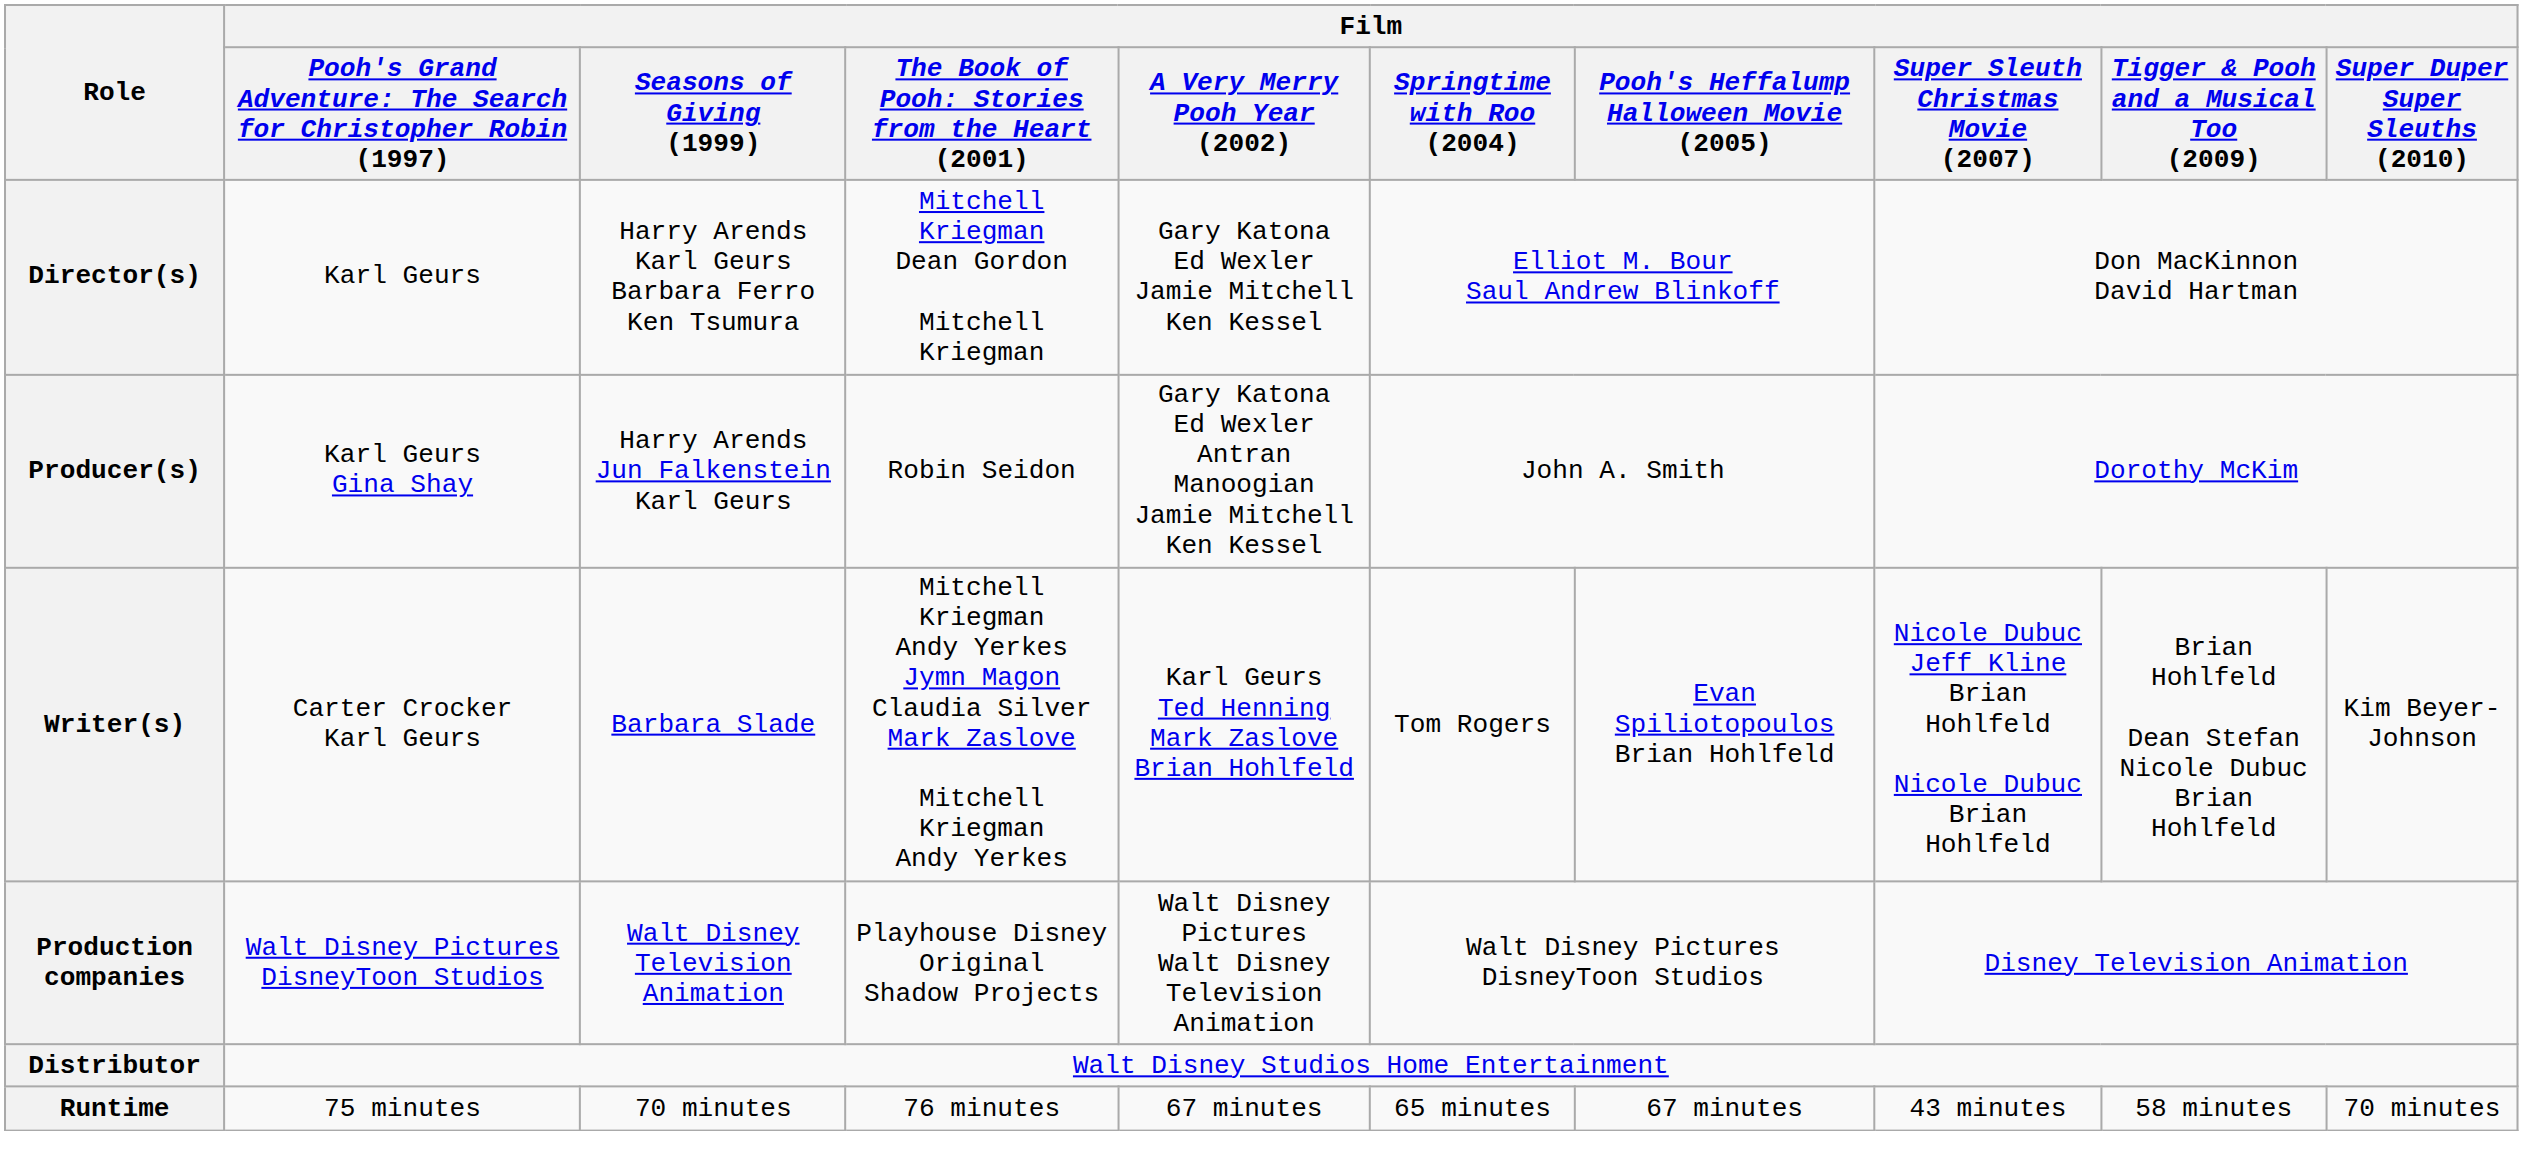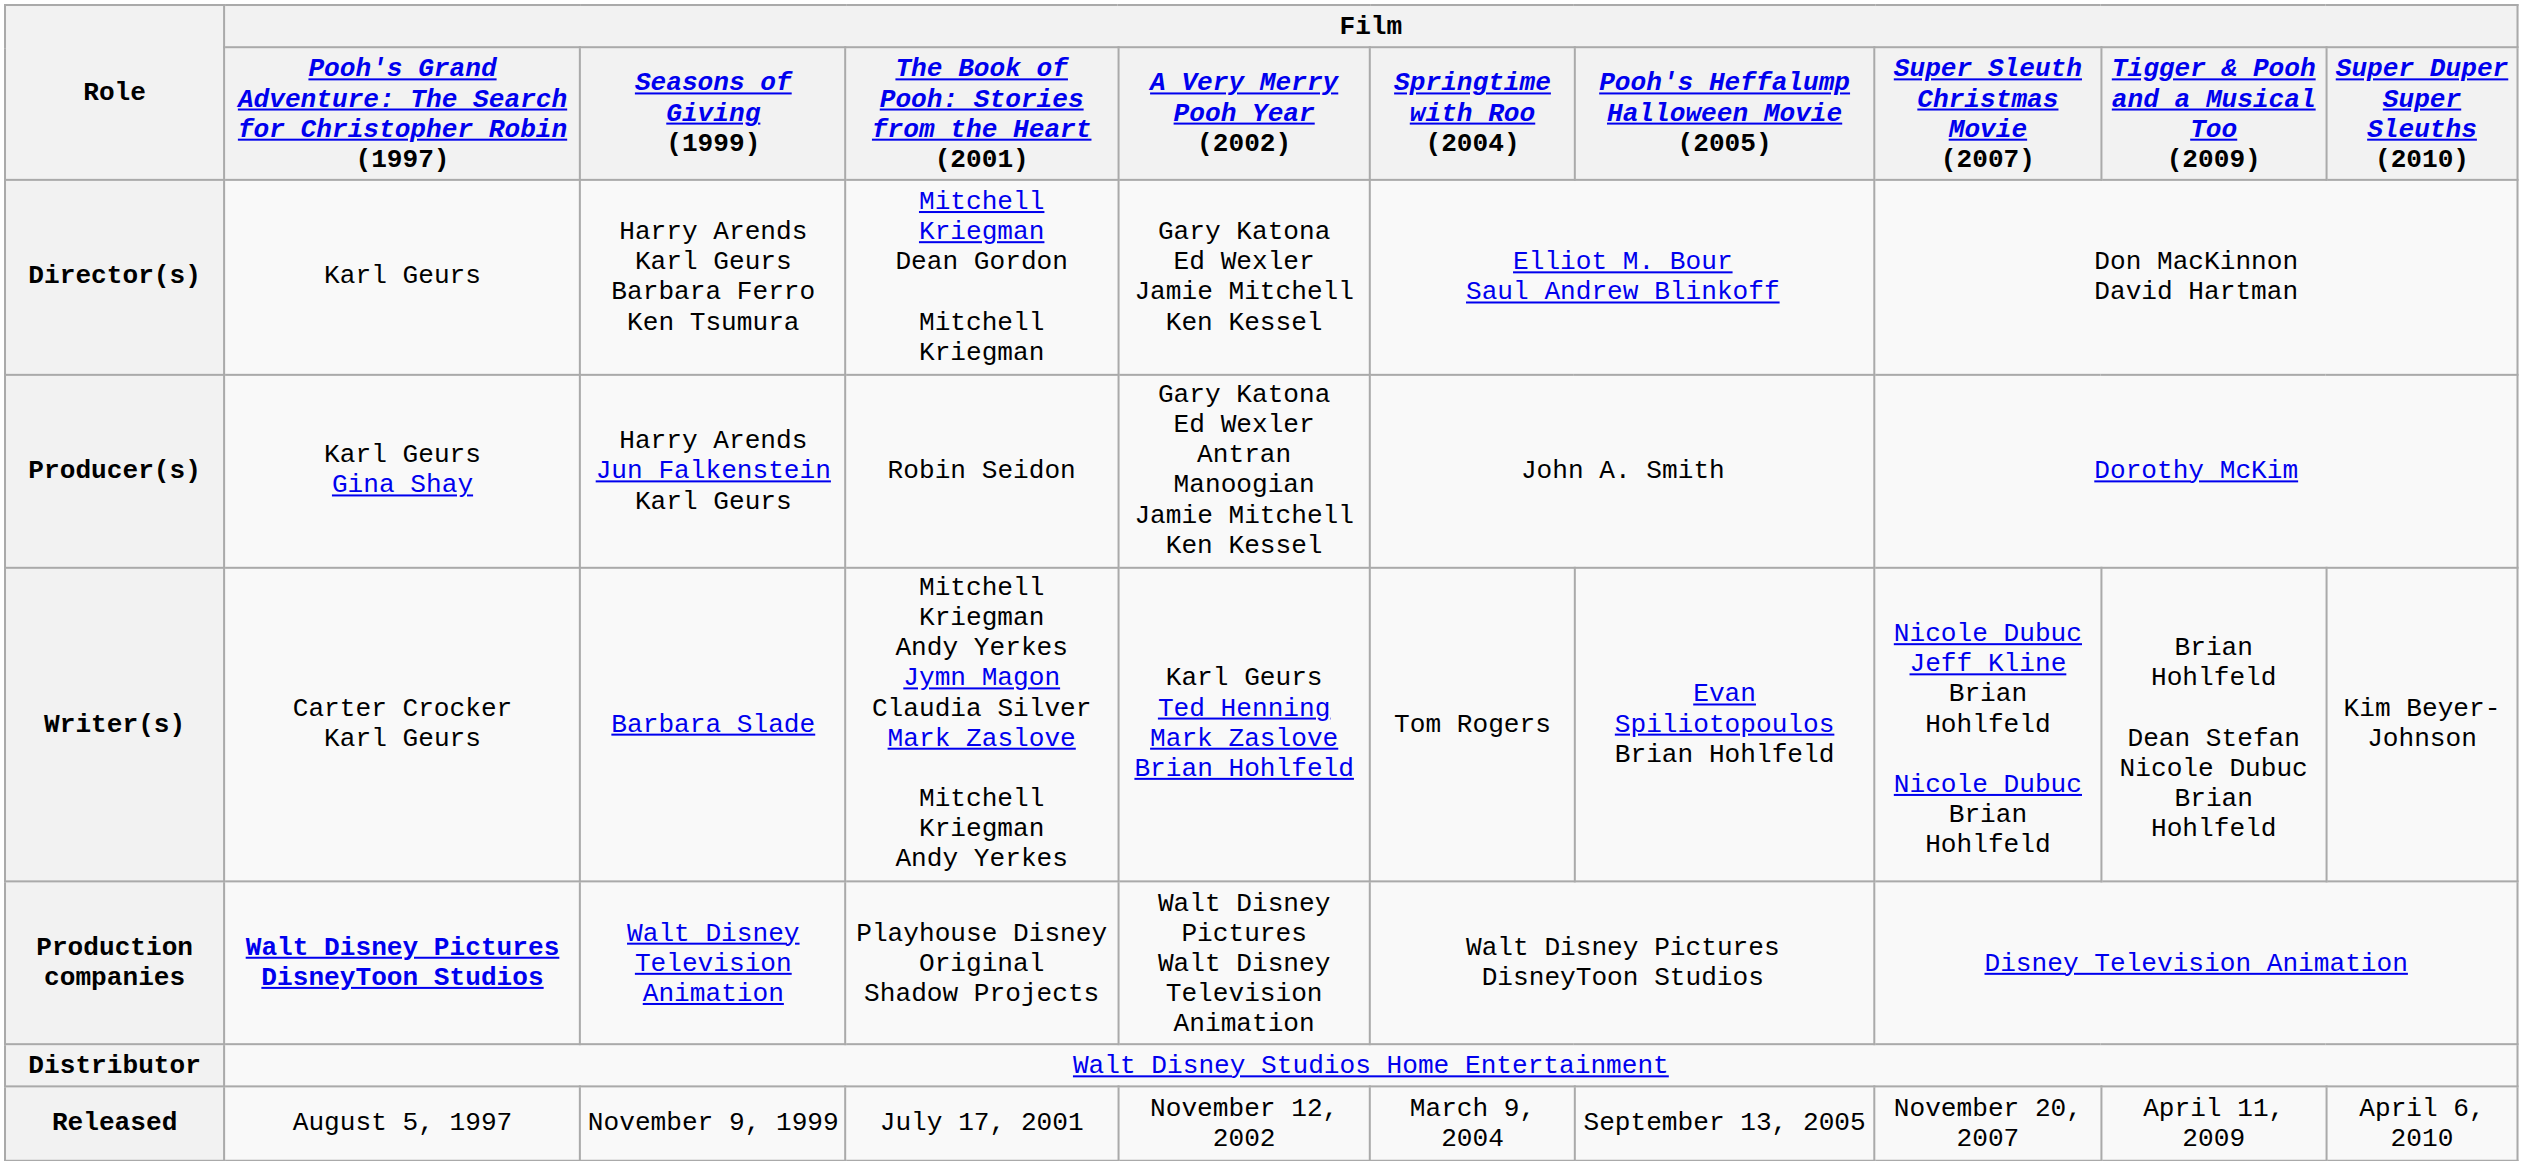(403, 963) normal -> (403, 963) bold
- row: (115, 1108)
+ row: (115, 1123)
